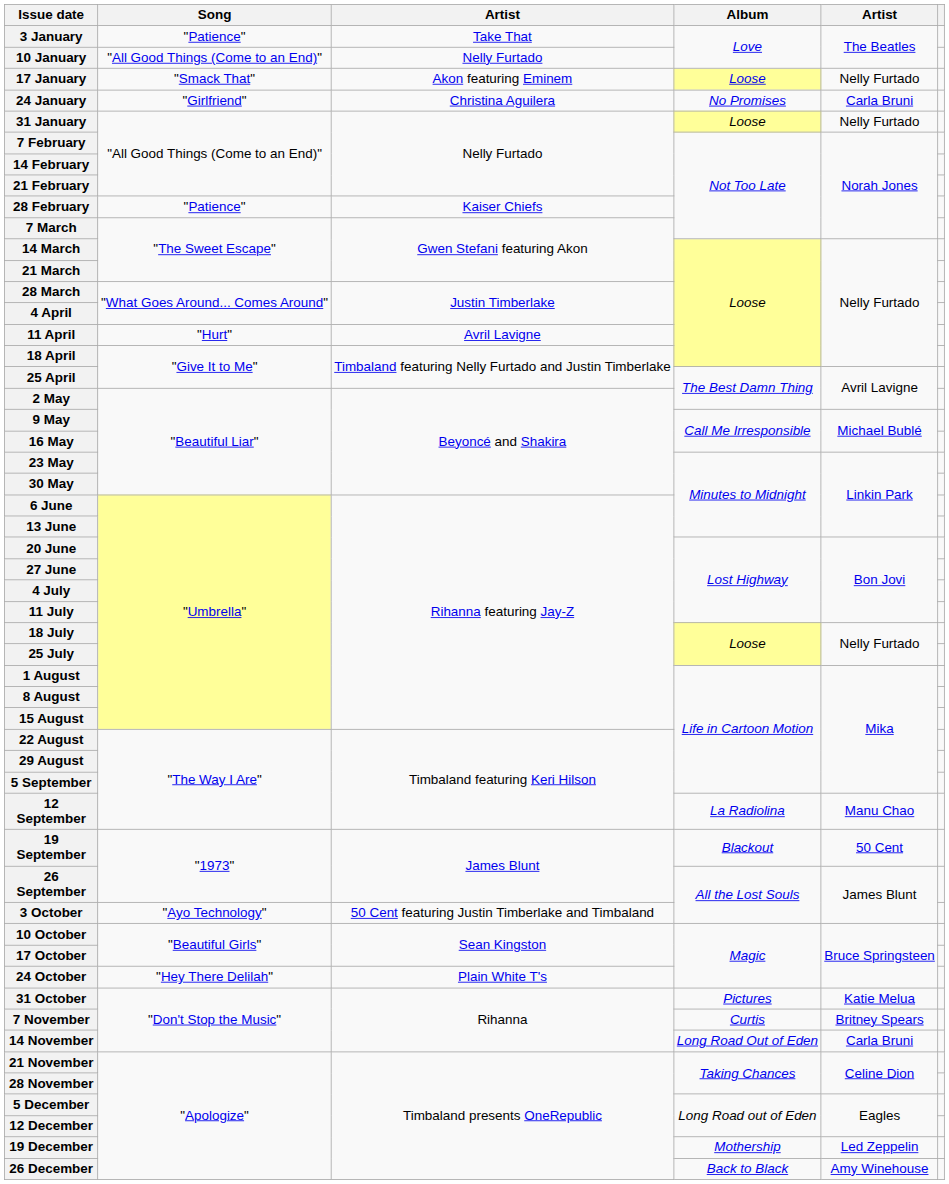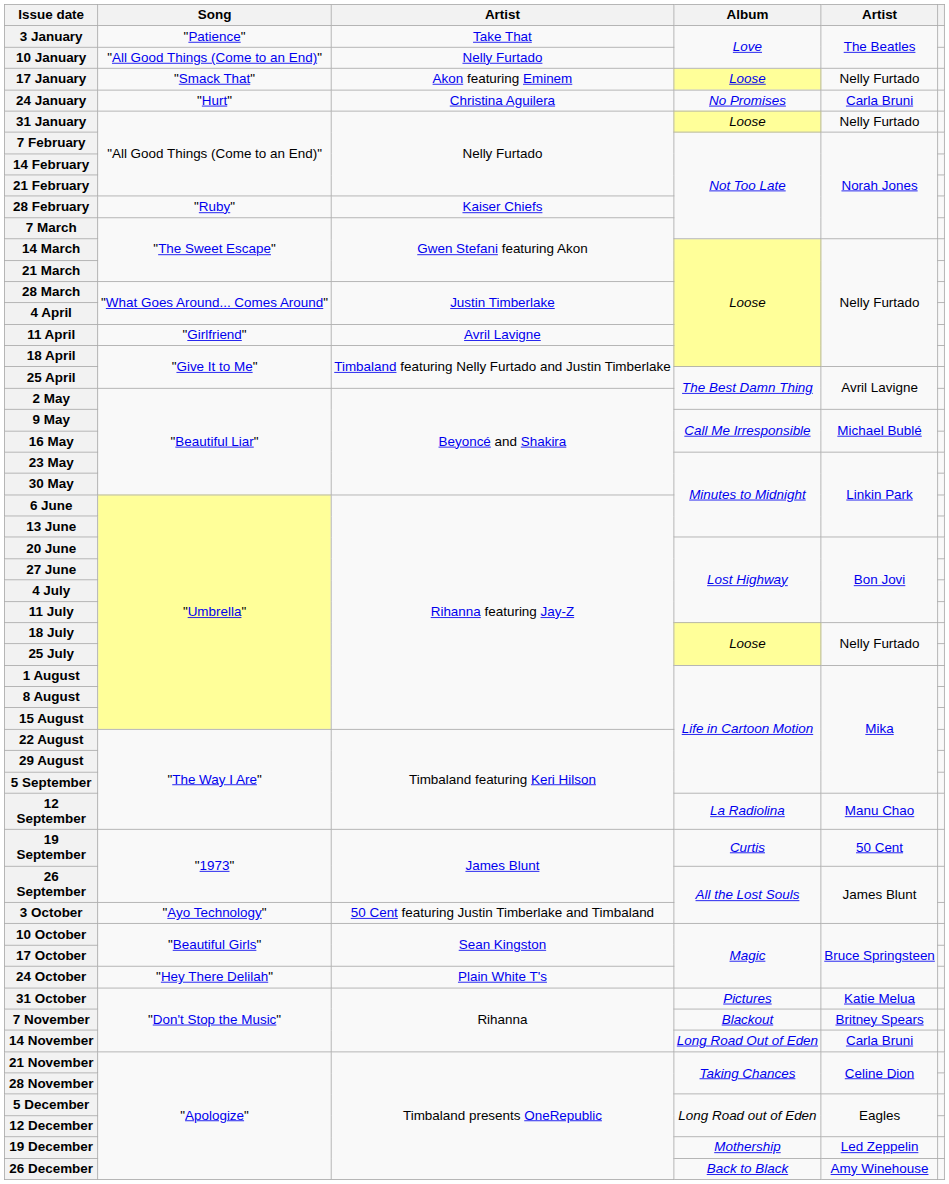(215, 100) "Girlfriend" -> (215, 100) "Hurt"
(215, 206) "Patience" -> (215, 206) "Ruby"
(215, 334) "Hurt" -> (215, 334) "Girlfriend"
(747, 847) Blackout -> (747, 847) Curtis
(747, 1019) Curtis -> (747, 1019) Blackout
